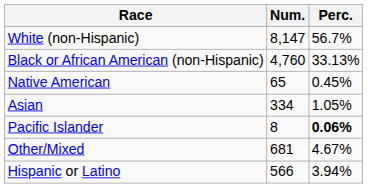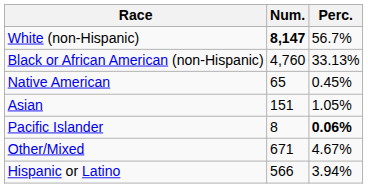(288, 37) normal -> (288, 37) bold
(282, 104) 334 -> (282, 104) 151
(282, 149) 681 -> (282, 149) 671
